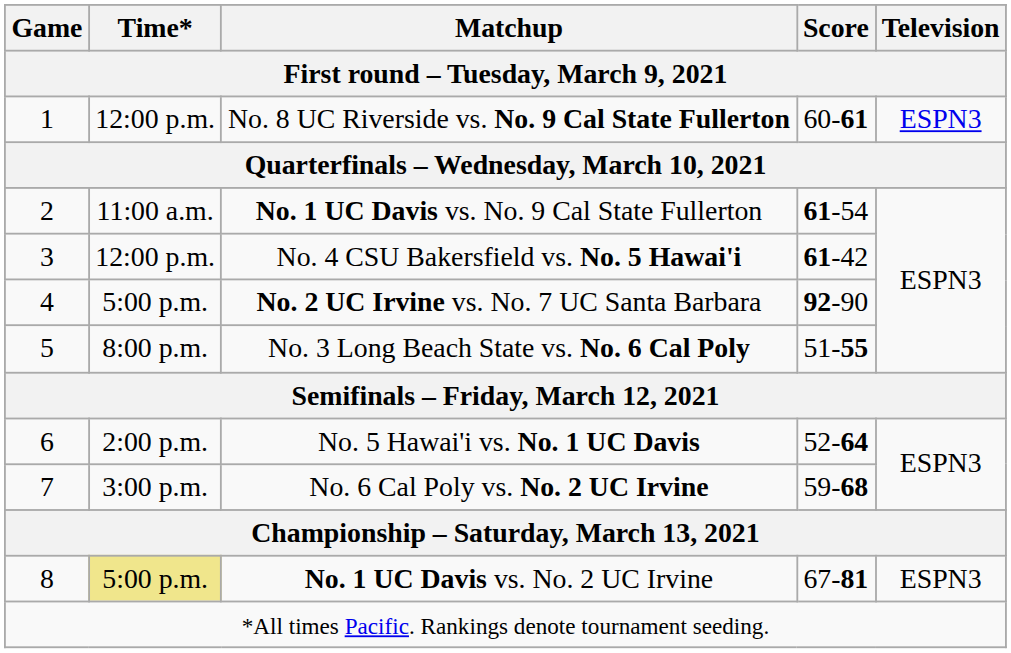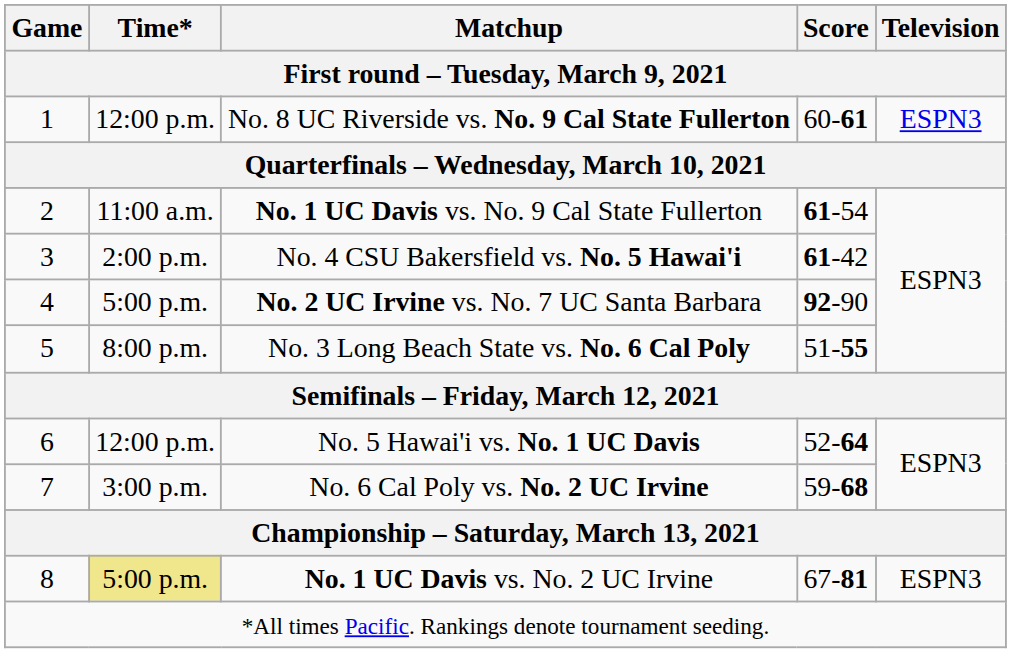(155, 256) 12:00 p.m. -> (155, 256) 2:00 p.m.
(155, 440) 2:00 p.m. -> (155, 440) 12:00 p.m.
